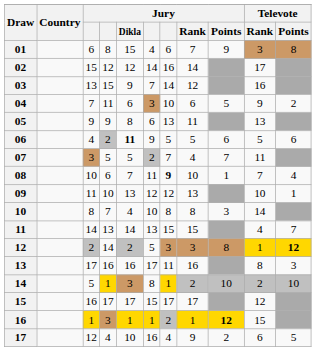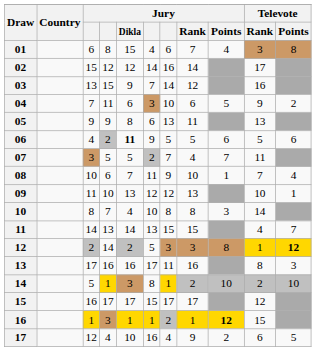(226, 49) 9 -> (226, 49) 4
(168, 175) bold -> (168, 175) normal
